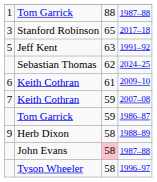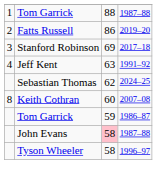+ row: (45, 30)
(110, 30) 65 -> (110, 47) 69
(10, 47) 5 -> (10, 64) 4
- row: (48, 82)
(10, 99) 7 -> (10, 99) 8
(110, 99) 59 -> (110, 99) 60
- row: (43, 133)
